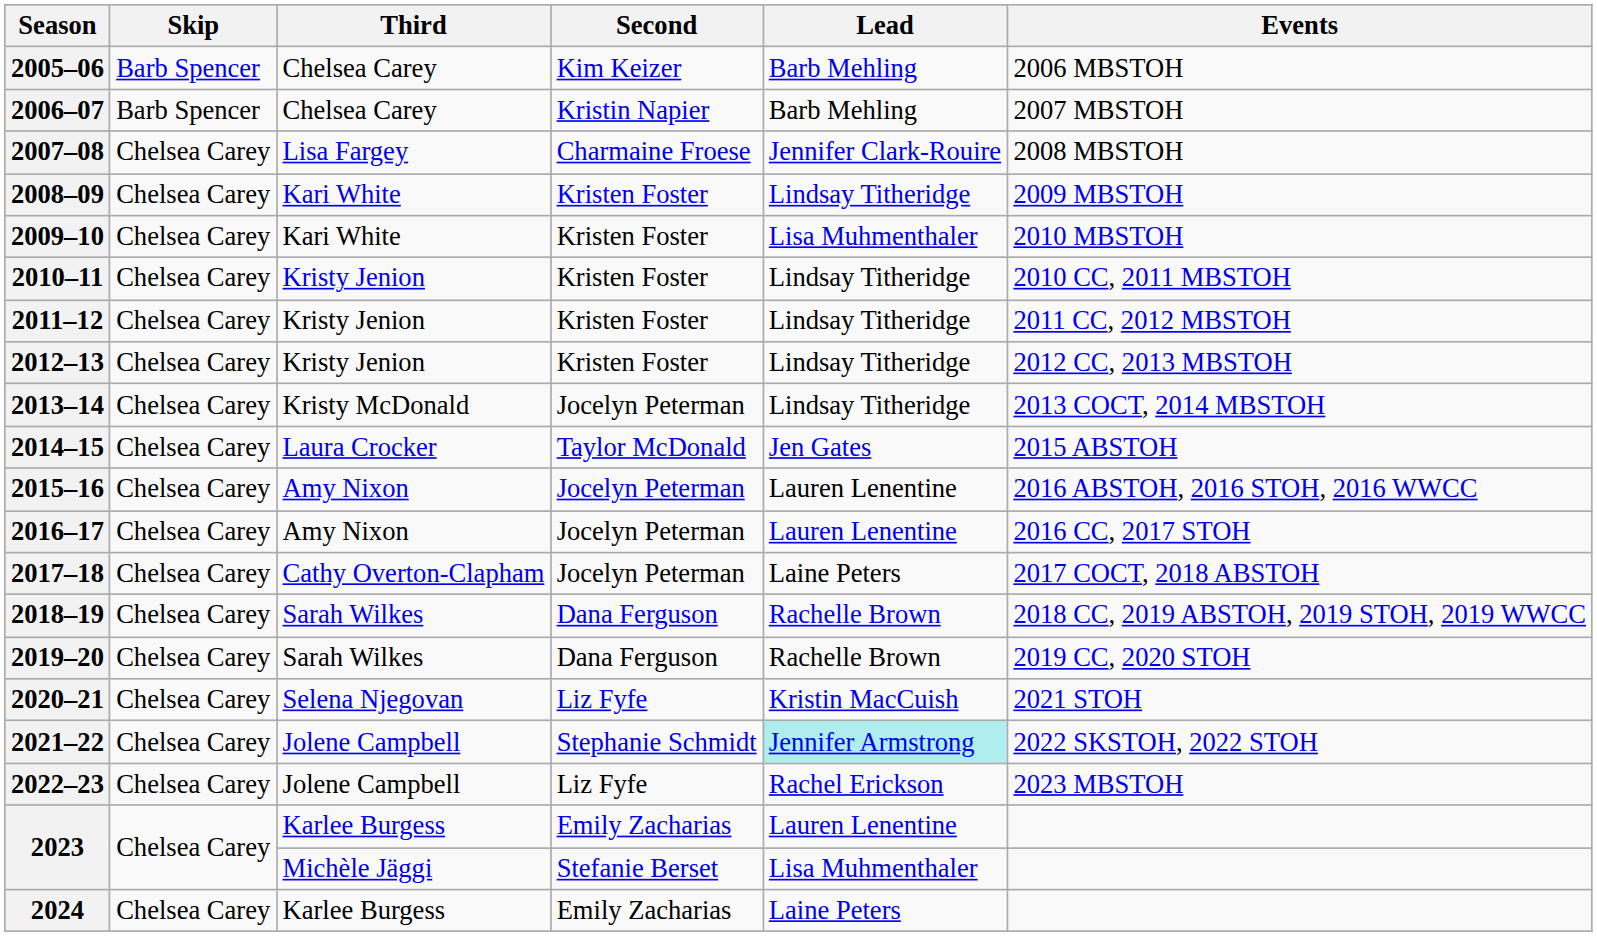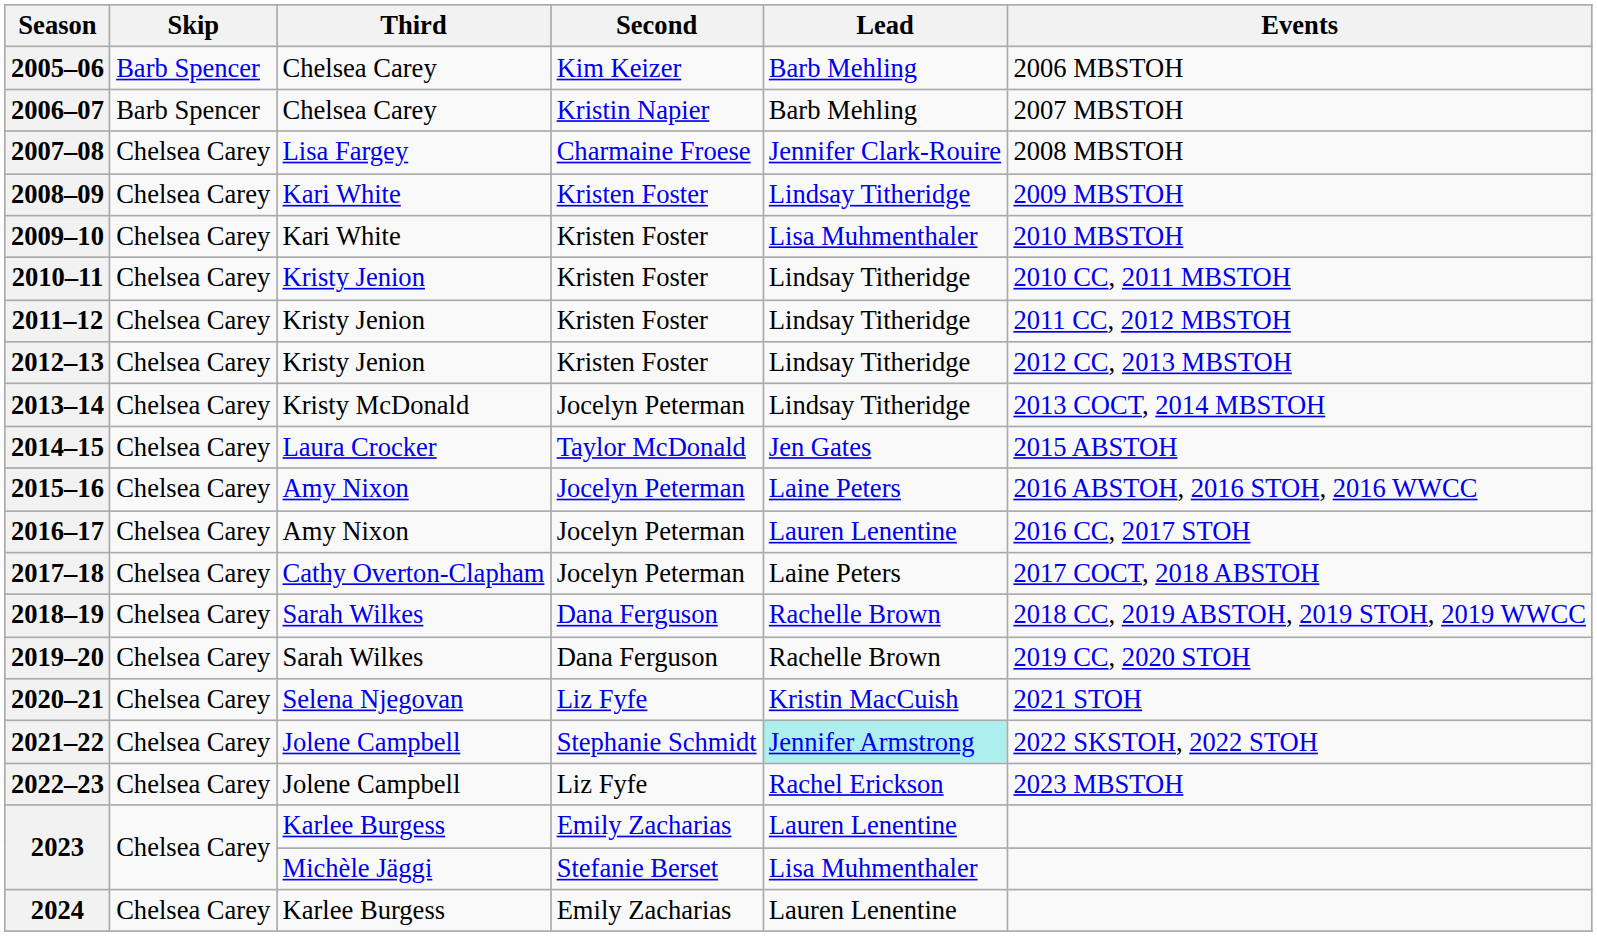(863, 488) Lauren Lenentine -> (835, 488) Laine Peters
(835, 910) Laine Peters -> (863, 910) Lauren Lenentine
